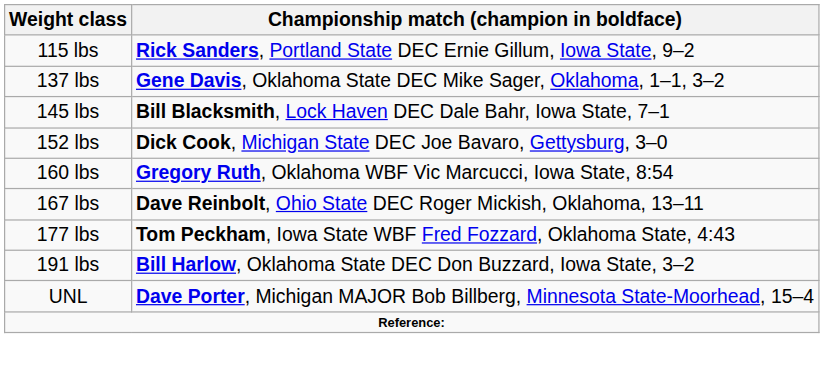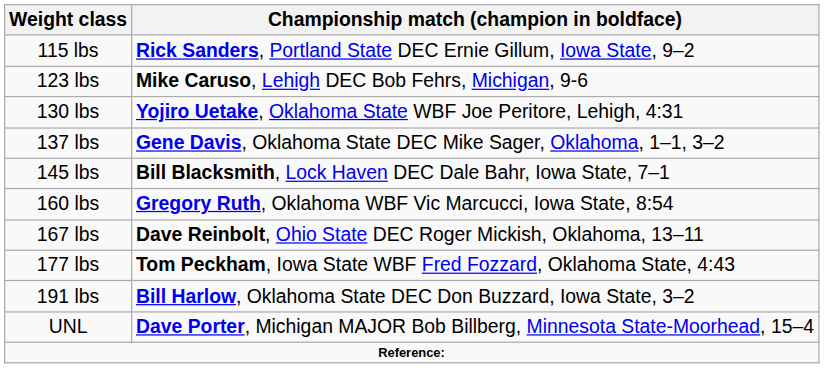+ row: (68, 81)
+ row: (68, 111)
- row: (68, 142)
